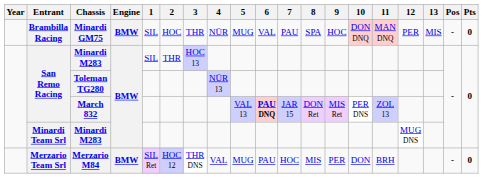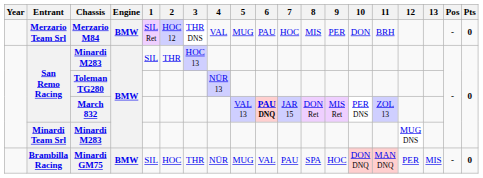rows swapped: (48, 32) <-> (48, 161)
